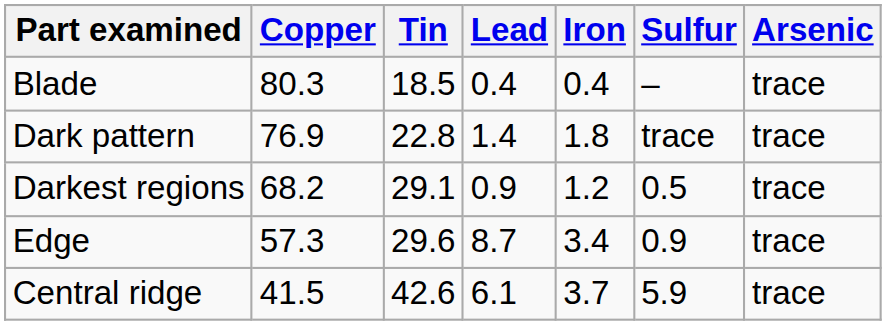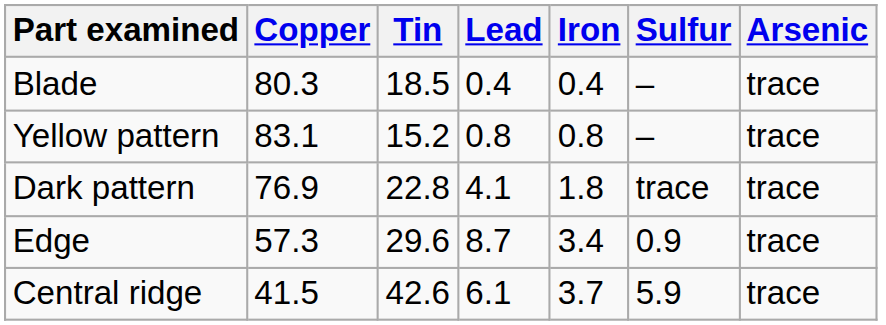+ row: (116, 135)
(494, 135) 1.4 -> (488, 188) 4.1
- row: (129, 188)
